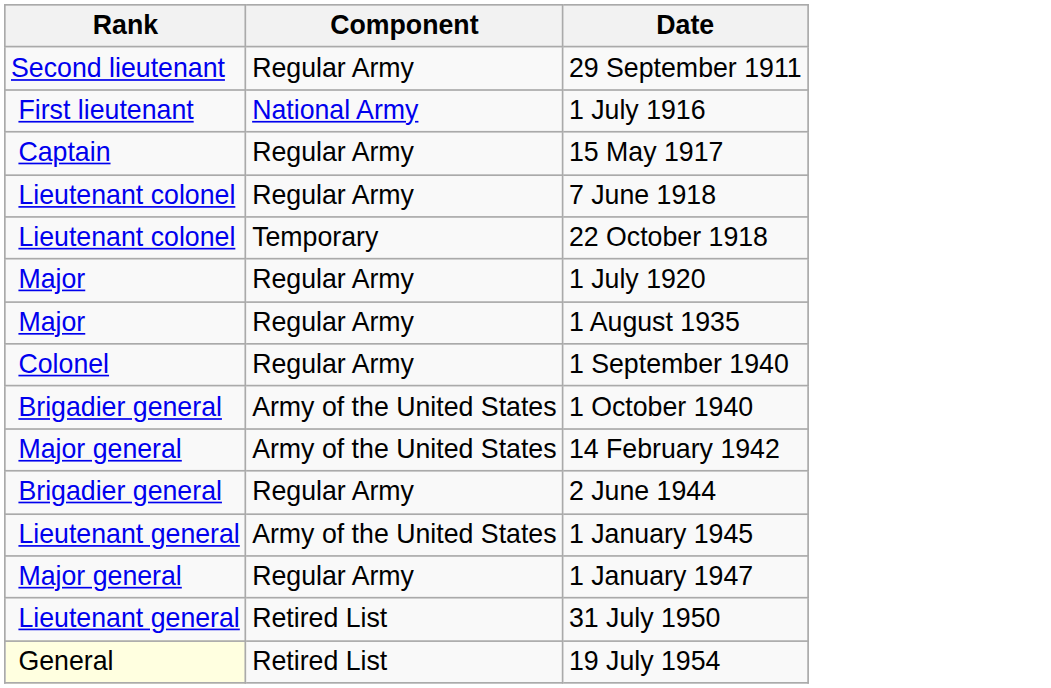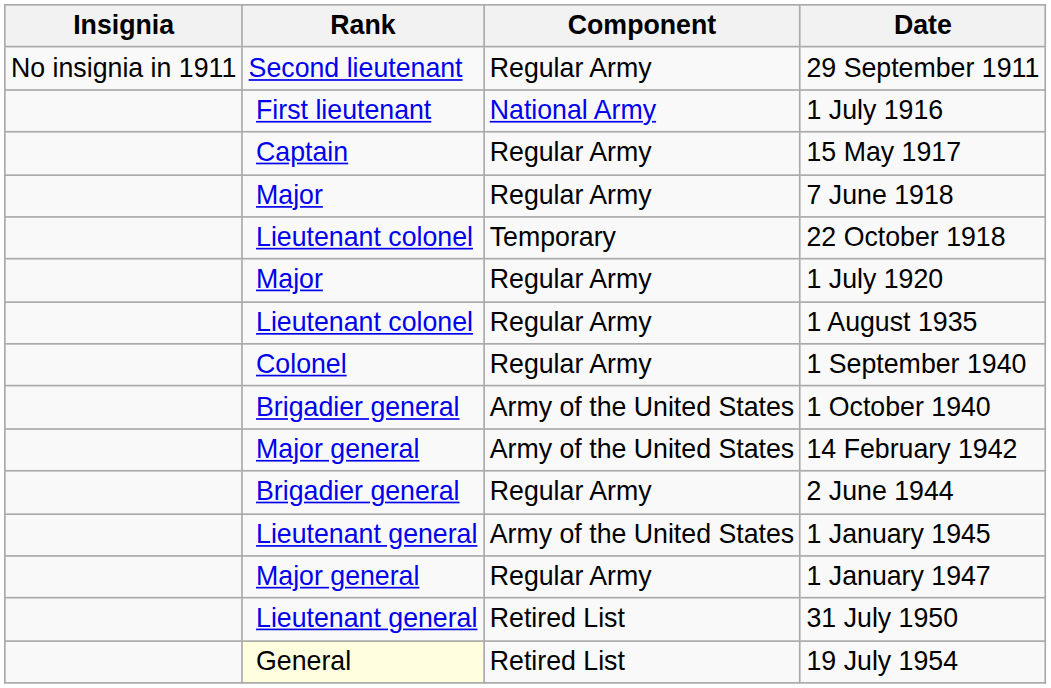+ column: (124, 25)
(123, 195) Lieutenant colonel -> (286, 195) Major
(48, 322) Major -> (361, 322) Lieutenant colonel
